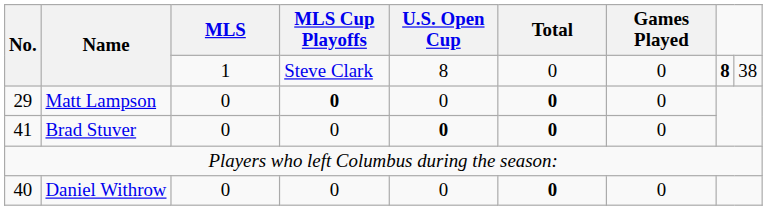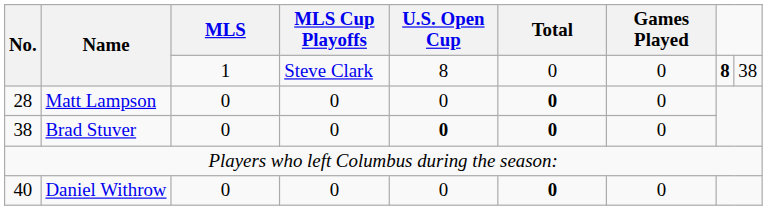(23, 100) 29 -> (23, 100) 28
(334, 100) bold -> (334, 100) normal
(23, 130) 41 -> (23, 130) 38
